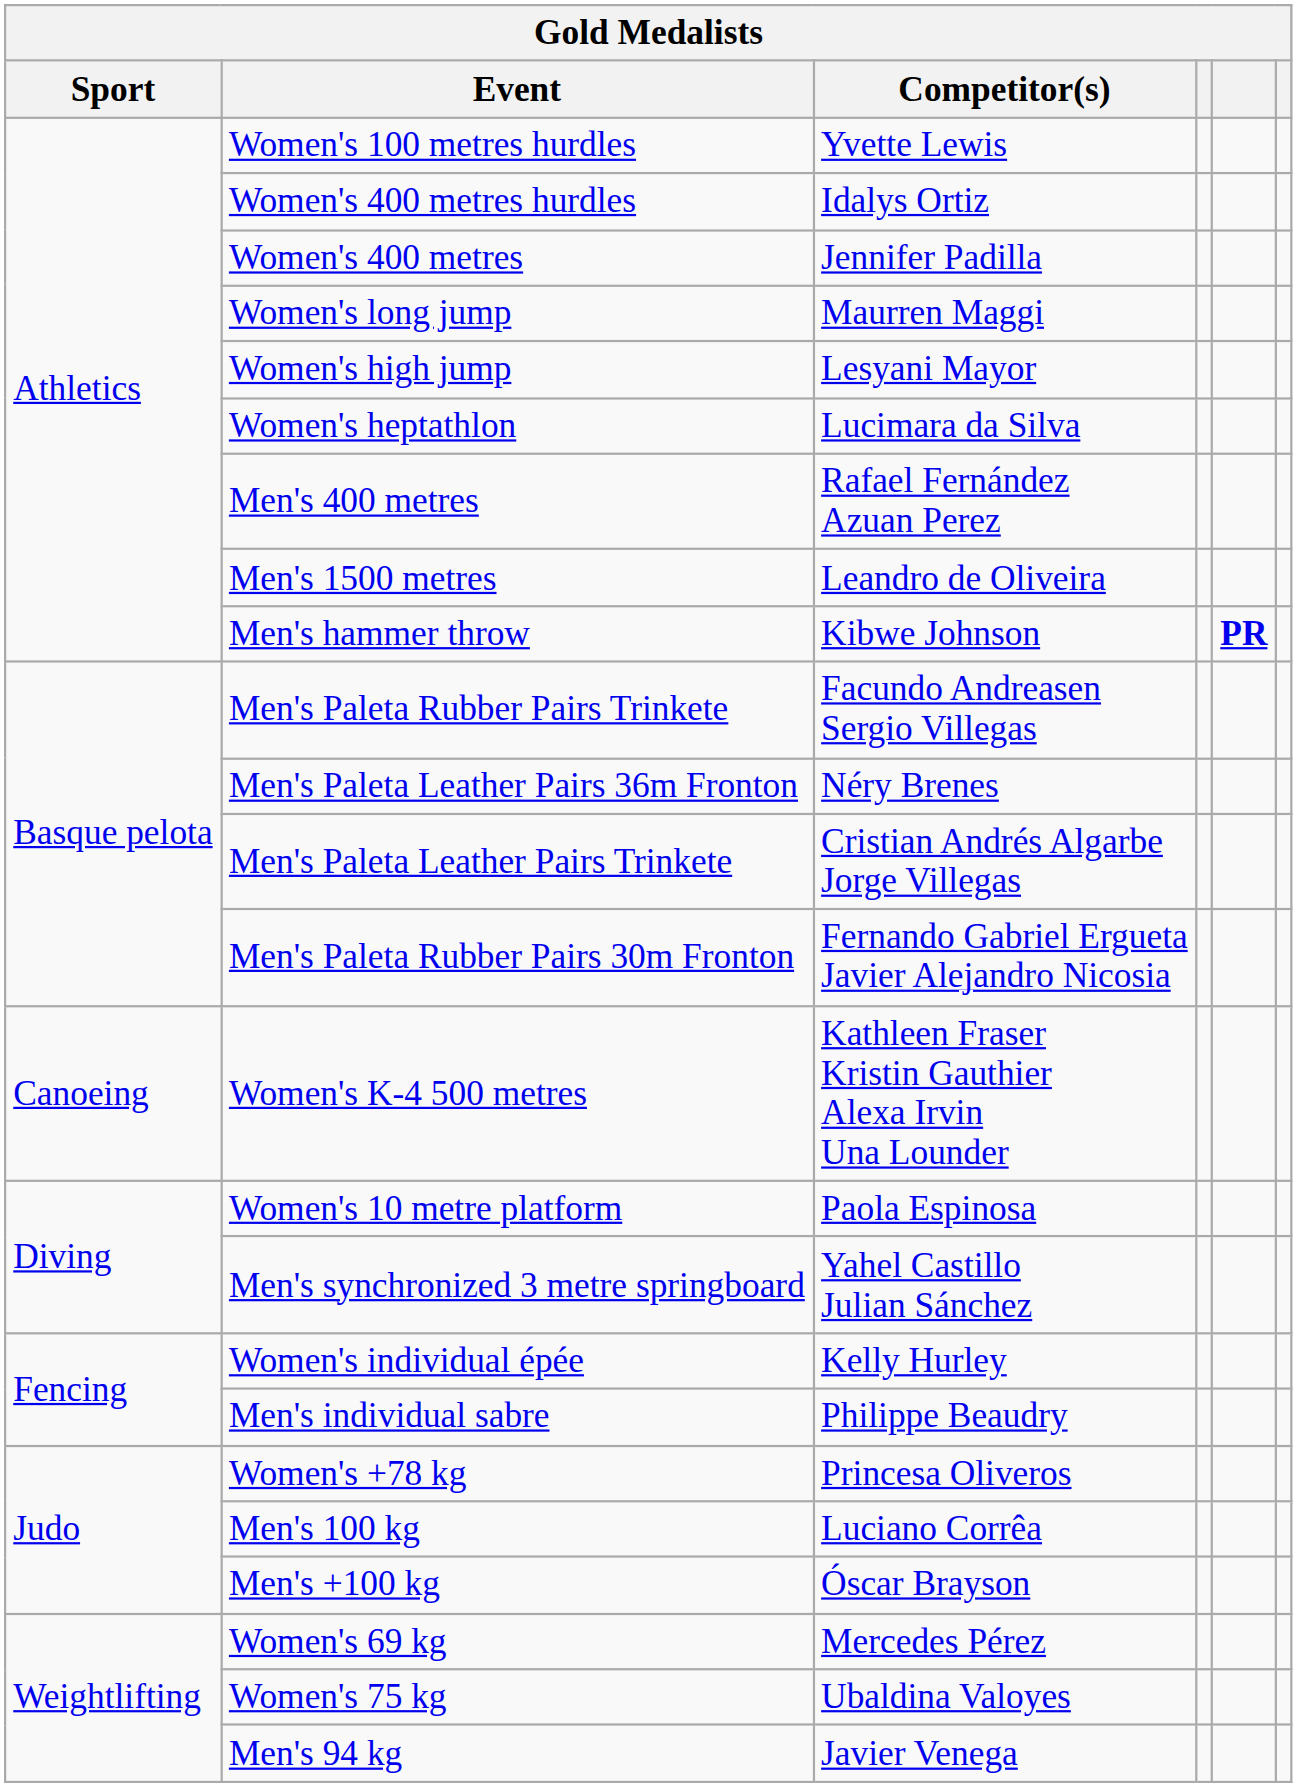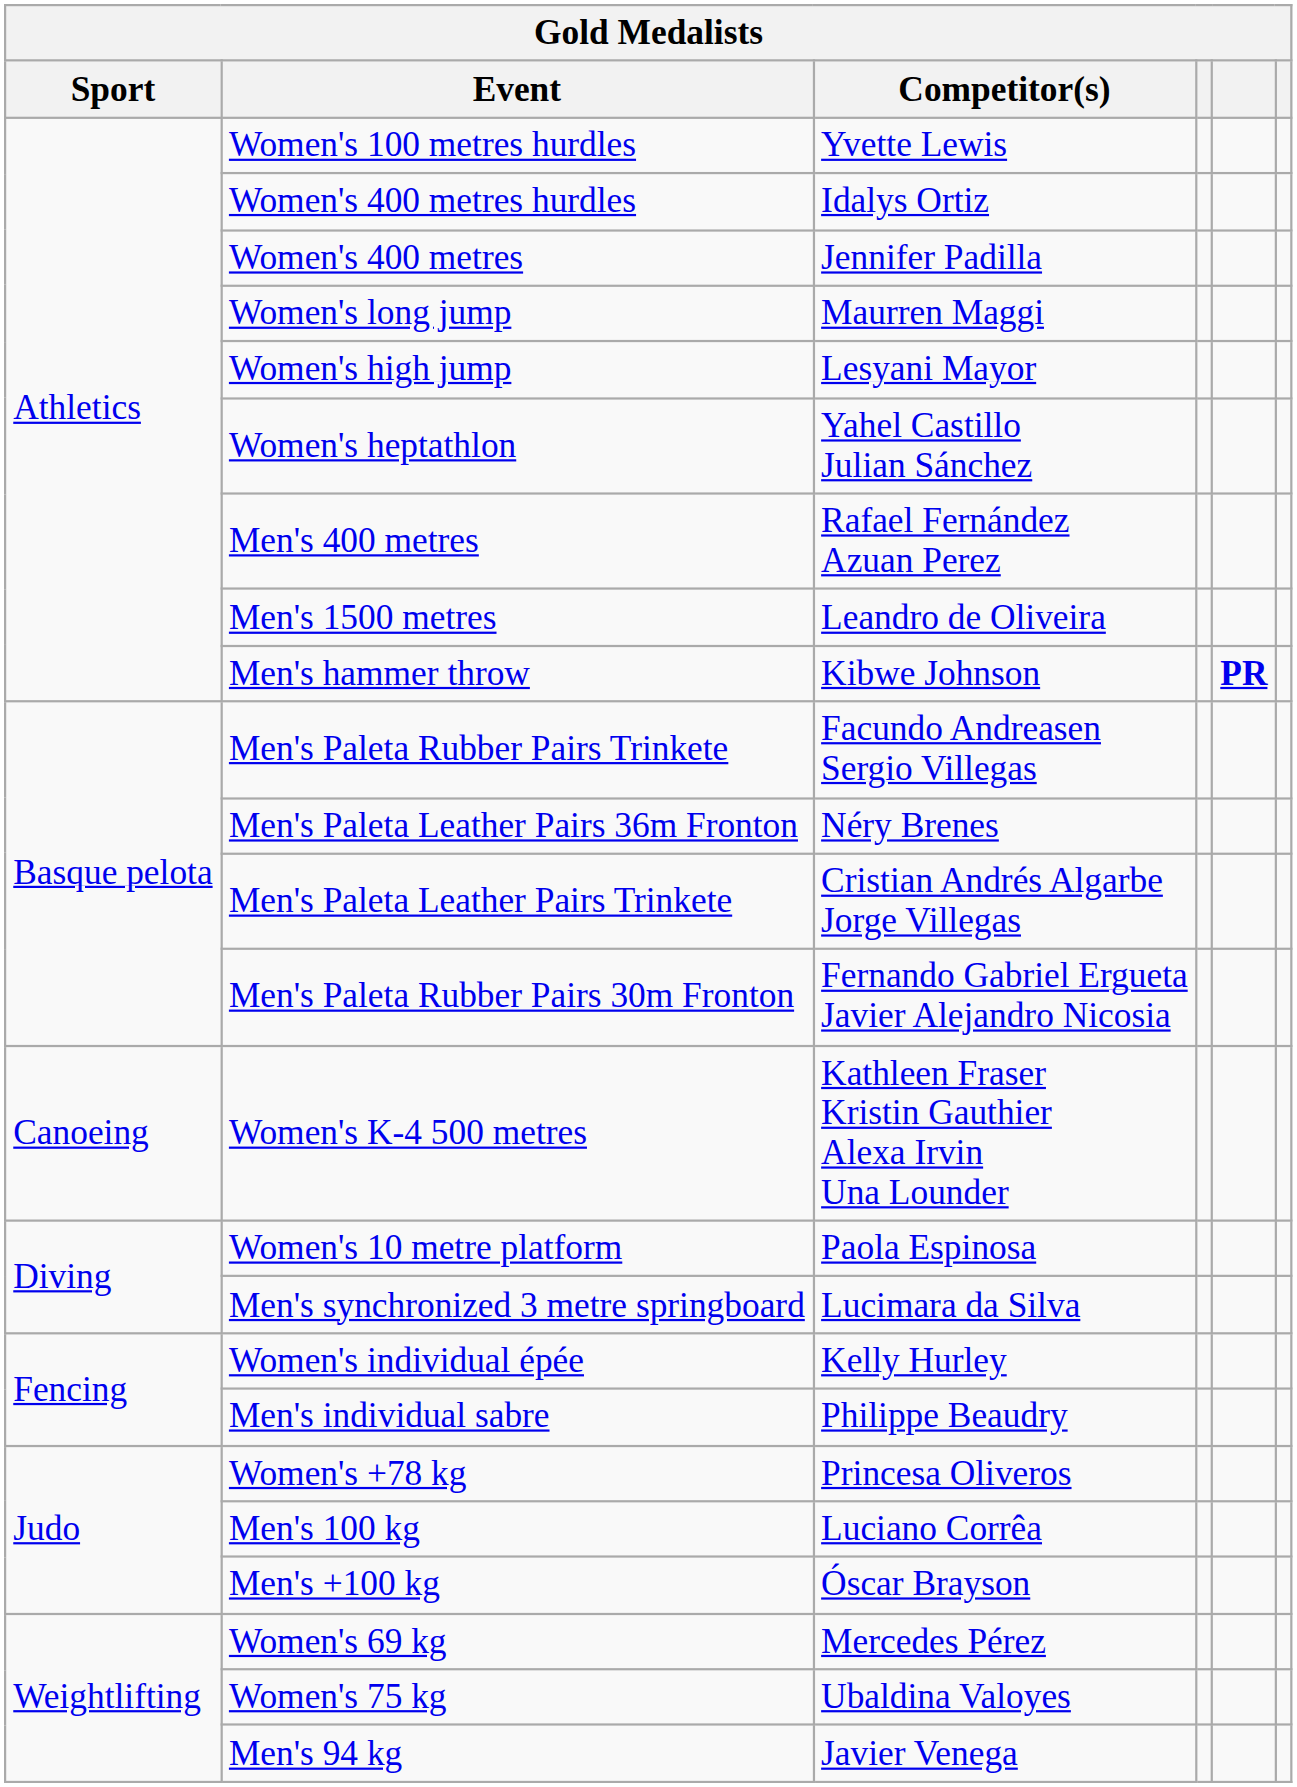(951, 425) Lucimara da Silva -> (927, 444) Yahel Castillo Julian Sánchez
(927, 1284) Yahel Castillo Julian Sánchez -> (951, 1304) Lucimara da Silva
